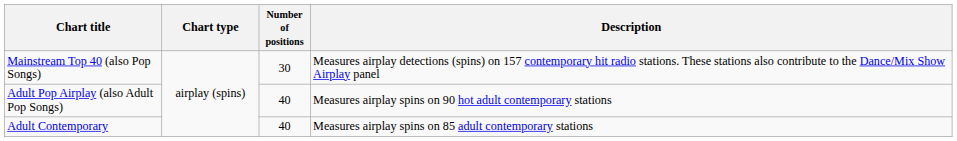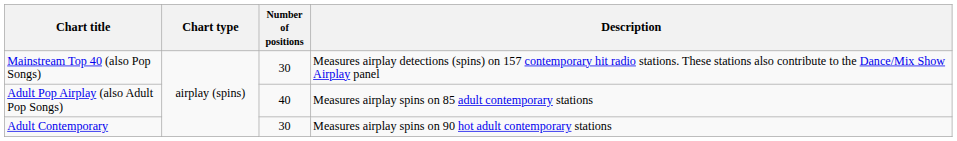(462, 100) Measures airplay spins on 90 hot adult contemporary stations -> (453, 100) Measures airplay spins on 85 adult contemporary stations
(285, 126) 40 -> (285, 126) 30
(453, 126) Measures airplay spins on 85 adult contemporary stations -> (462, 126) Measures airplay spins on 90 hot adult contemporary stations
